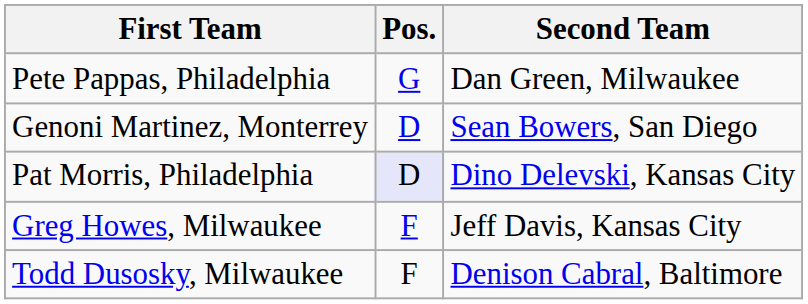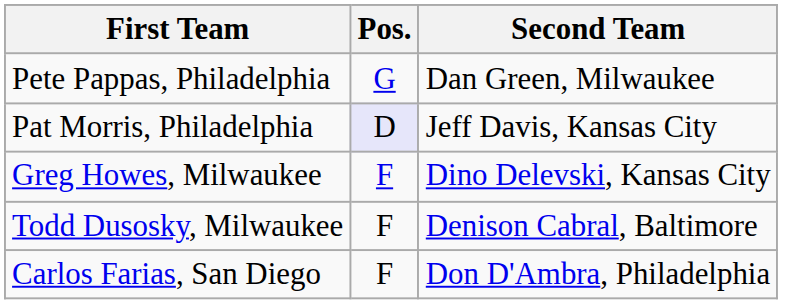- row: (190, 126)
(623, 175) Dino Delevski, Kansas City -> (571, 126) Jeff Davis, Kansas City
(596, 224) Jeff Davis, Kansas City -> (598, 175) Dino Delevski, Kansas City
+ row: (166, 273)
